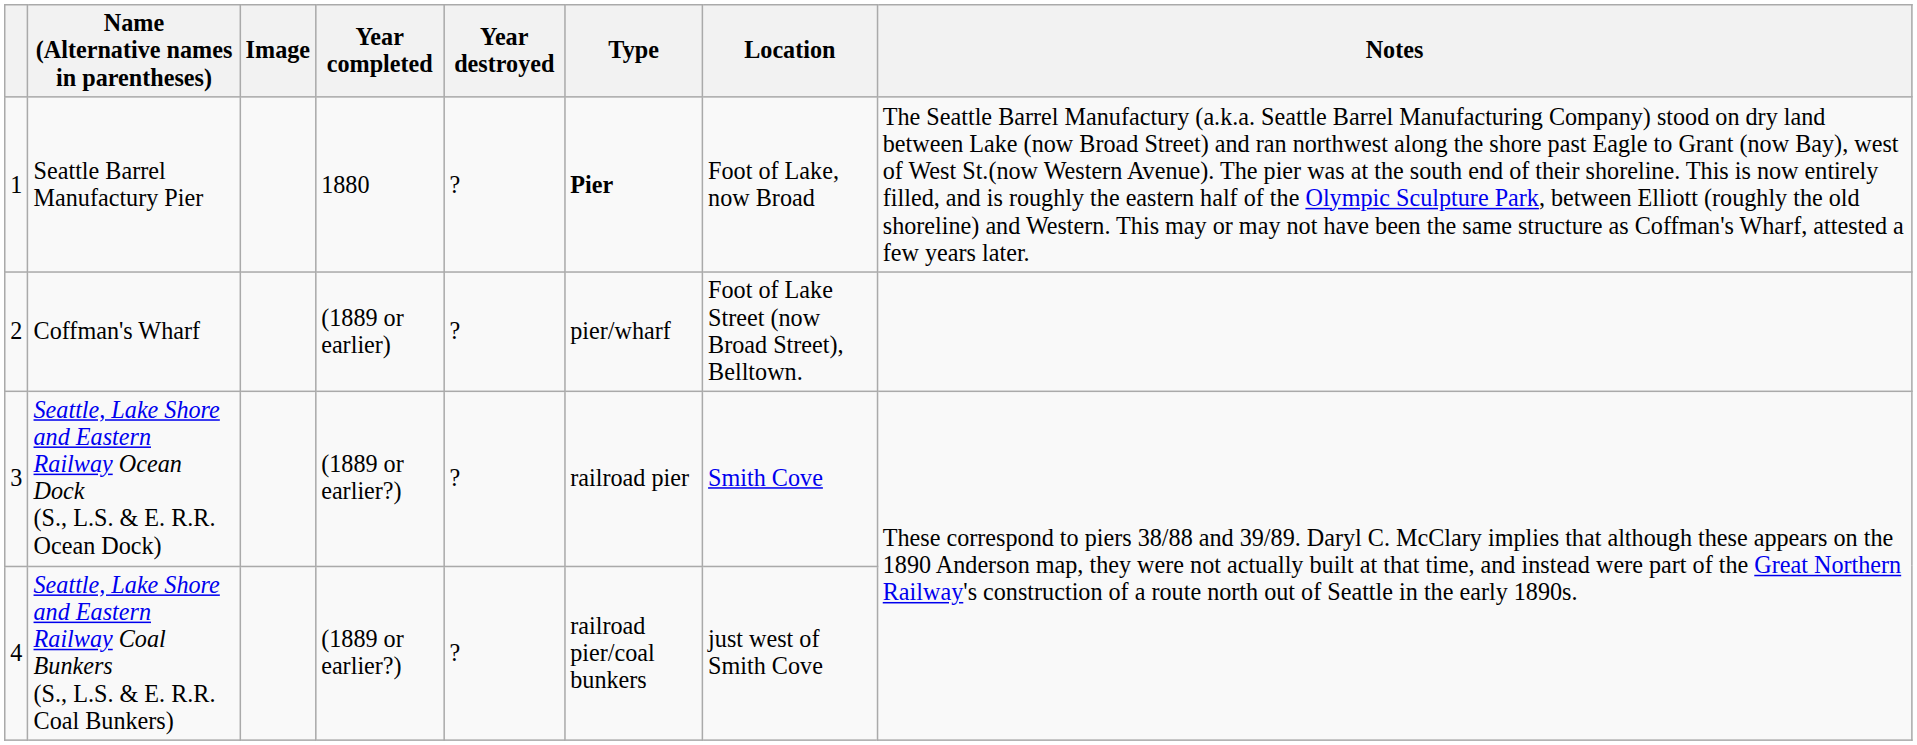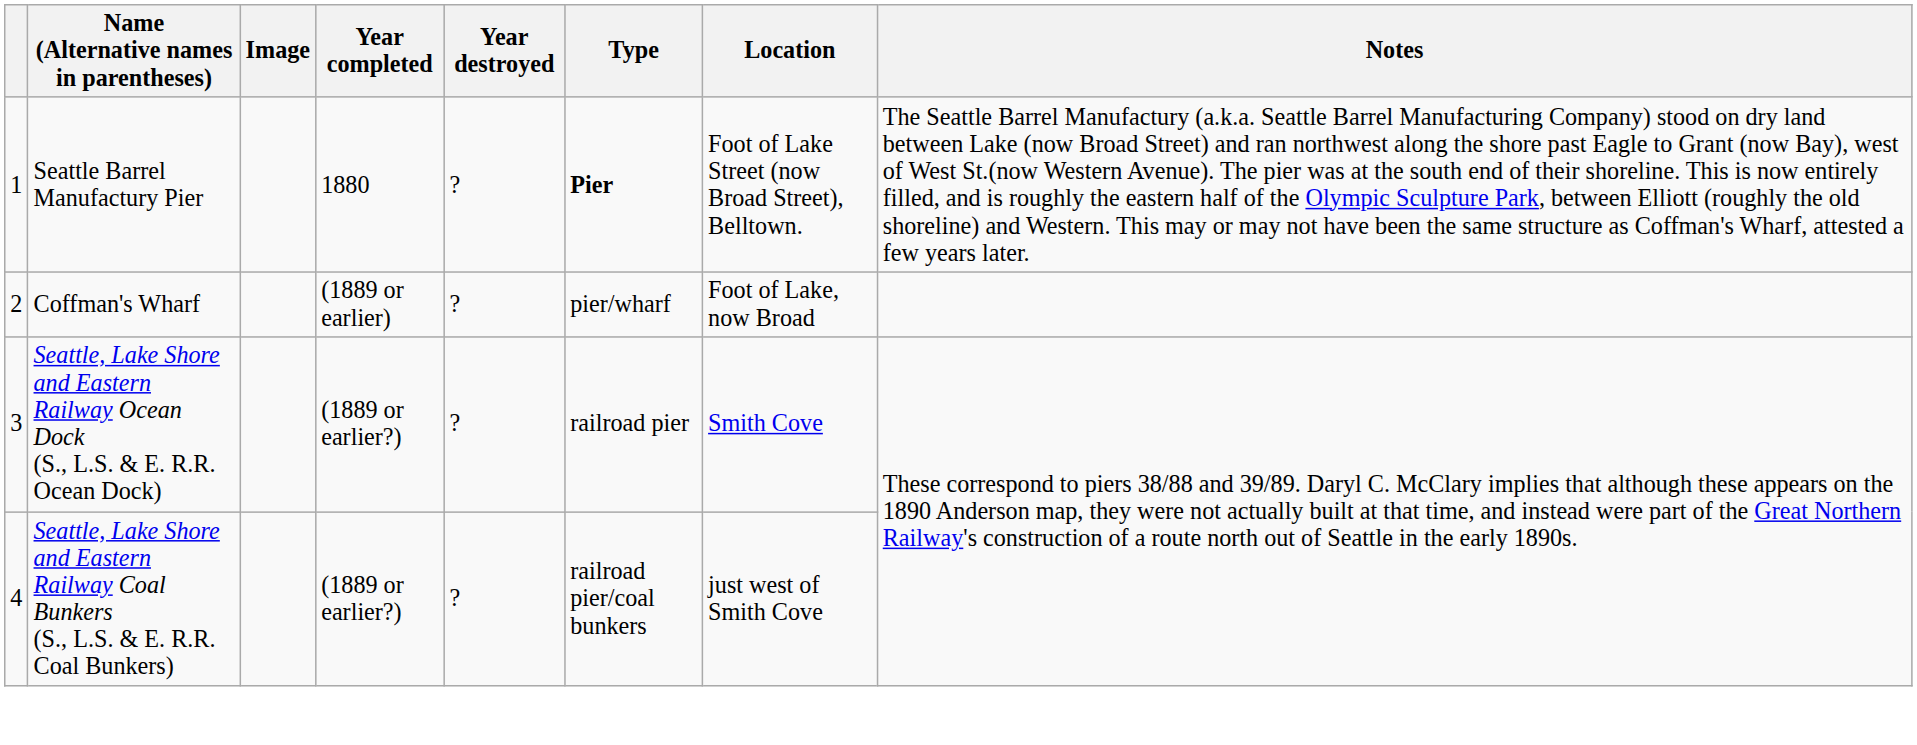(774, 184) Foot of Lake, now Broad -> (776, 184) Foot of Lake Street (now Broad Street), Belltown.
(776, 331) Foot of Lake Street (now Broad Street), Belltown. -> (774, 304) Foot of Lake, now Broad
